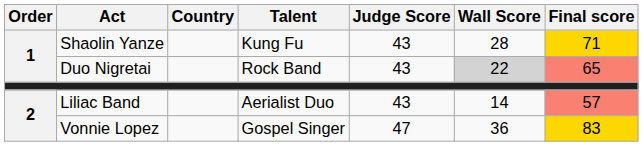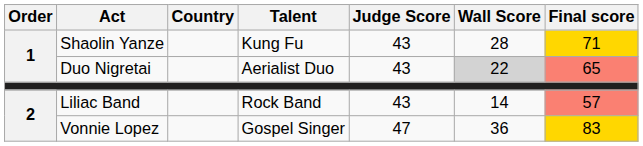(282, 69) Rock Band -> (288, 69) Aerialist Duo
(288, 102) Aerialist Duo -> (282, 102) Rock Band
